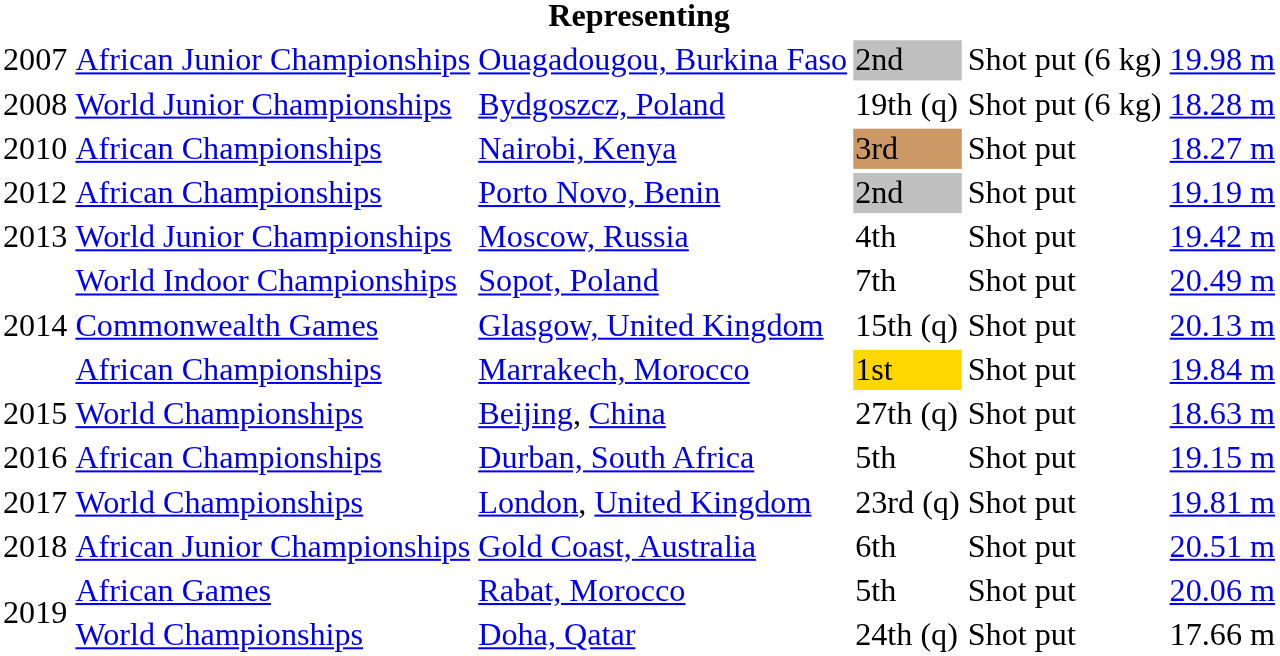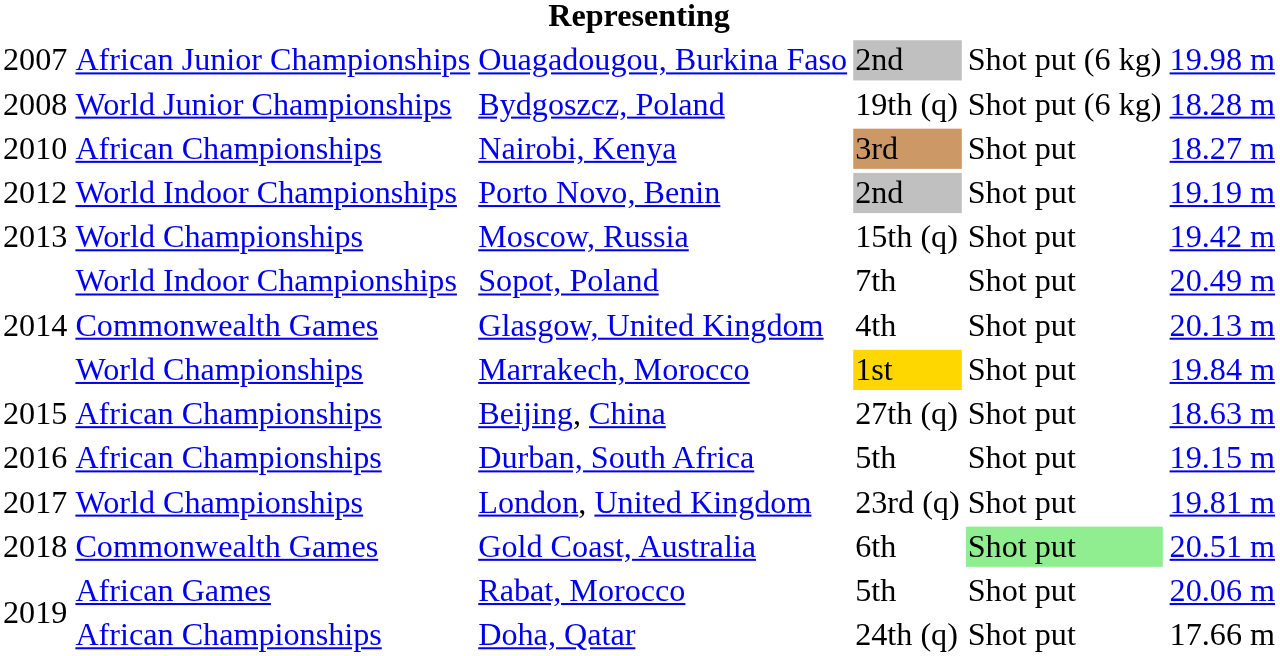(229, 192) African Championships -> (266, 192) World Indoor Championships
(263, 236) World Junior Championships -> (219, 236) World Championships
(876, 236) 4th -> (907, 236) 15th (q)
(907, 325) 15th (q) -> (876, 325) 4th
(229, 369) African Championships -> (219, 369) World Championships
(219, 413) World Championships -> (229, 413) African Championships
(273, 546) African Junior Championships -> (227, 546) Commonwealth Games
(1022, 546) no background -> (1022, 546) lightgreen background
(219, 634) World Championships -> (229, 634) African Championships
